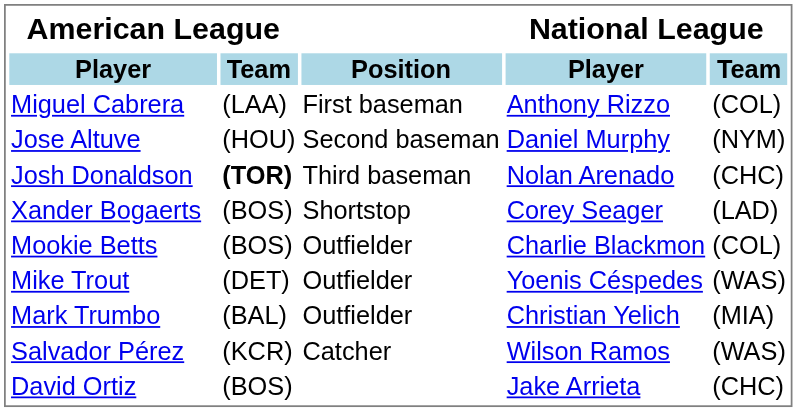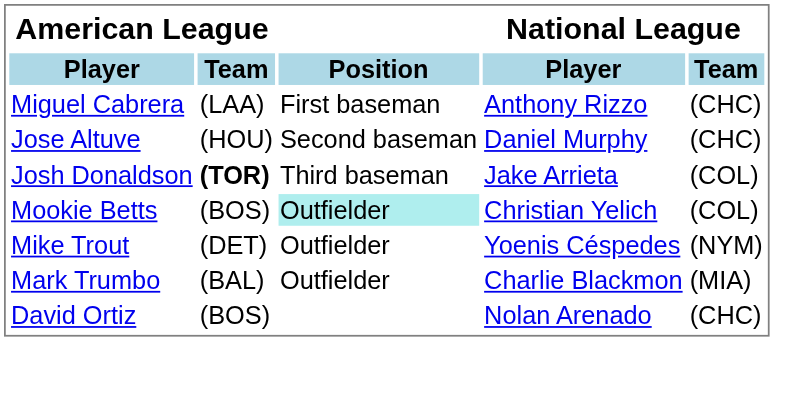(747, 104) (COL) -> (726, 104) (CHC)
(749, 140) (NYM) -> (726, 140) (CHC)
(590, 175) Nolan Arenado -> (562, 175) Jake Arrieta
(748, 175) (CHC) -> (724, 175) (COL)
- row: (113, 210)
(357, 245) no background -> (335, 210) paleturquoise background
(606, 245) Charlie Blackmon -> (571, 210) Christian Yelich
(749, 280) (WAS) -> (726, 245) (NYM)
(593, 316) Christian Yelich -> (583, 280) Charlie Blackmon
- row: (98, 351)
(584, 386) Jake Arrieta -> (568, 316) Nolan Arenado
